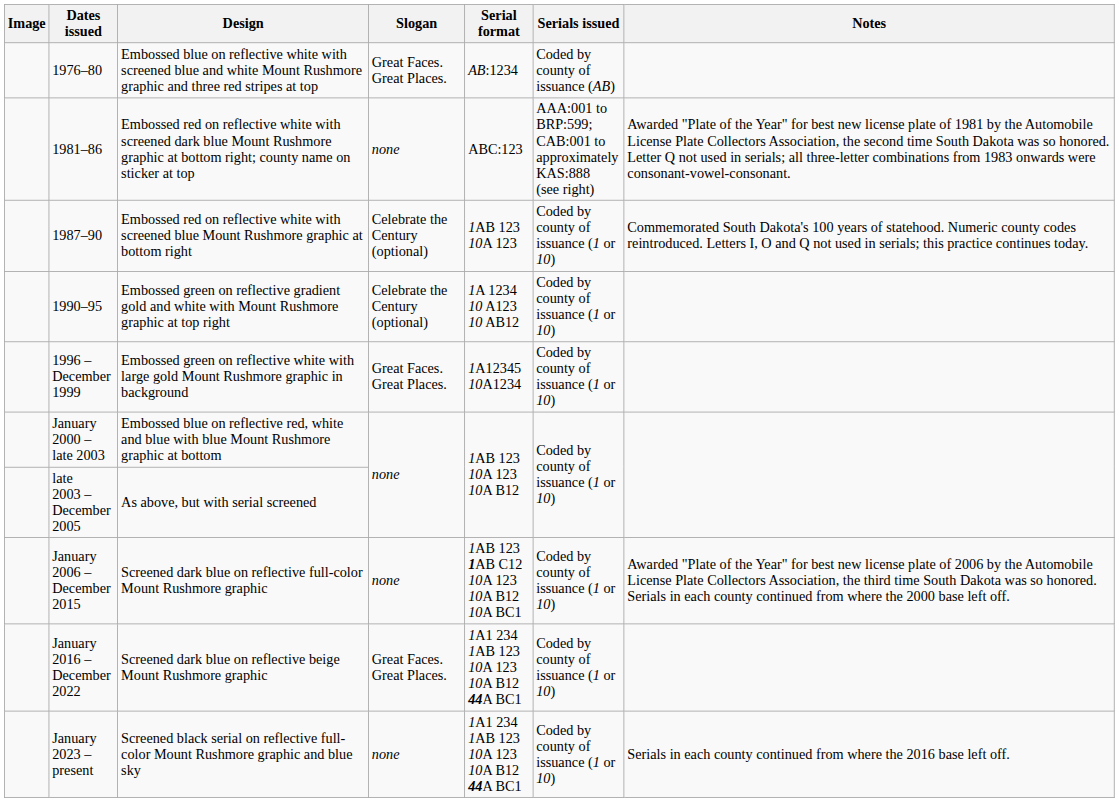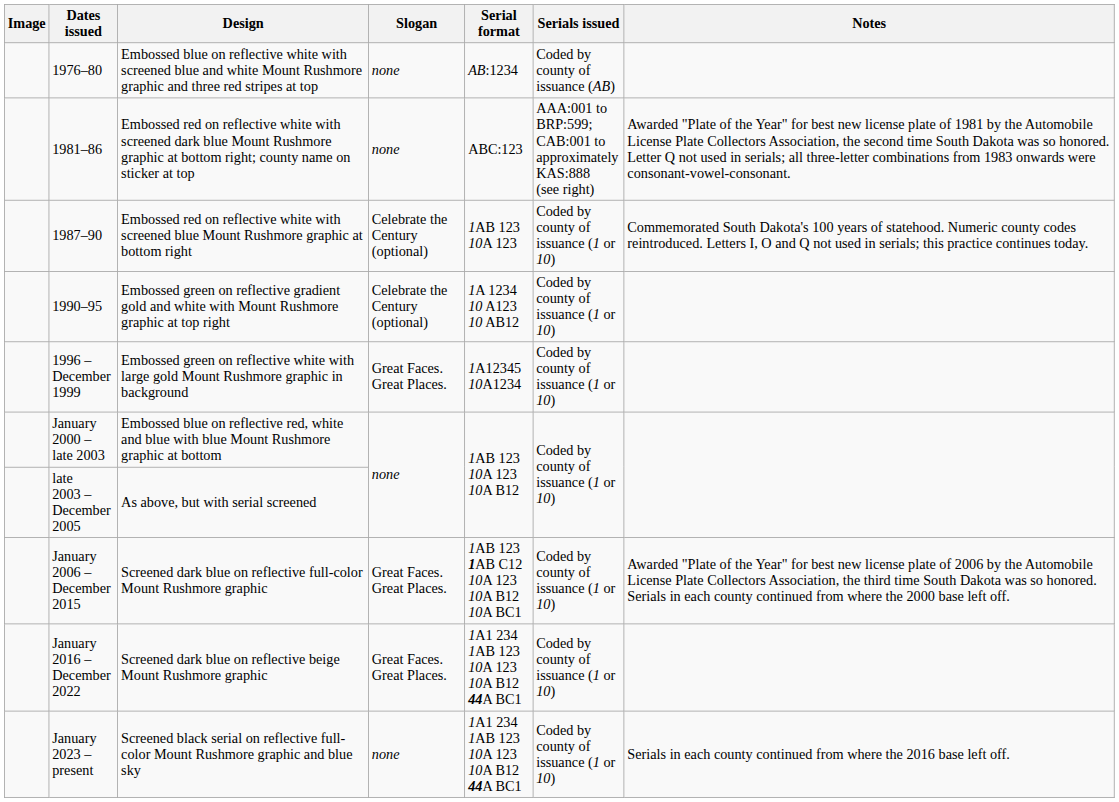(409, 70) Great Faces. Great Places. -> (386, 70) none
(386, 580) none -> (409, 580) Great Faces. Great Places.
